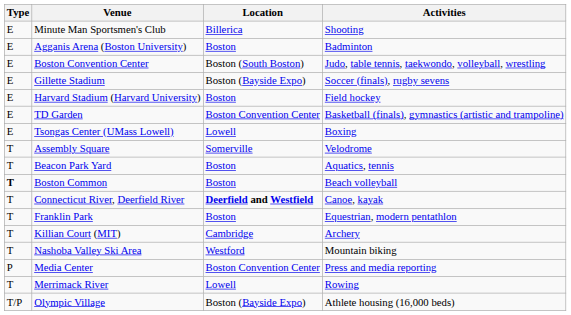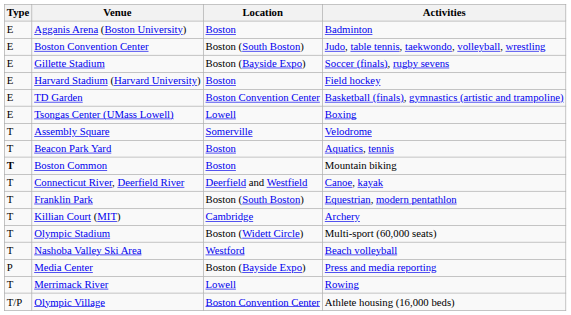- row: (100, 30)
(361, 183) Beach volleyball -> (361, 166) Mountain biking
(259, 200) bold -> (257, 183) normal
(221, 217) Boston -> (255, 200) Boston (South Boston)
+ row: (72, 234)
(361, 251) Mountain biking -> (361, 251) Beach volleyball
(263, 268) Boston Convention Center -> (256, 268) Boston (Bayside Expo)
(256, 302) Boston (Bayside Expo) -> (263, 302) Boston Convention Center
